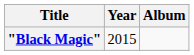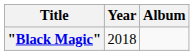(122, 38) 2015 -> (122, 38) 2018
